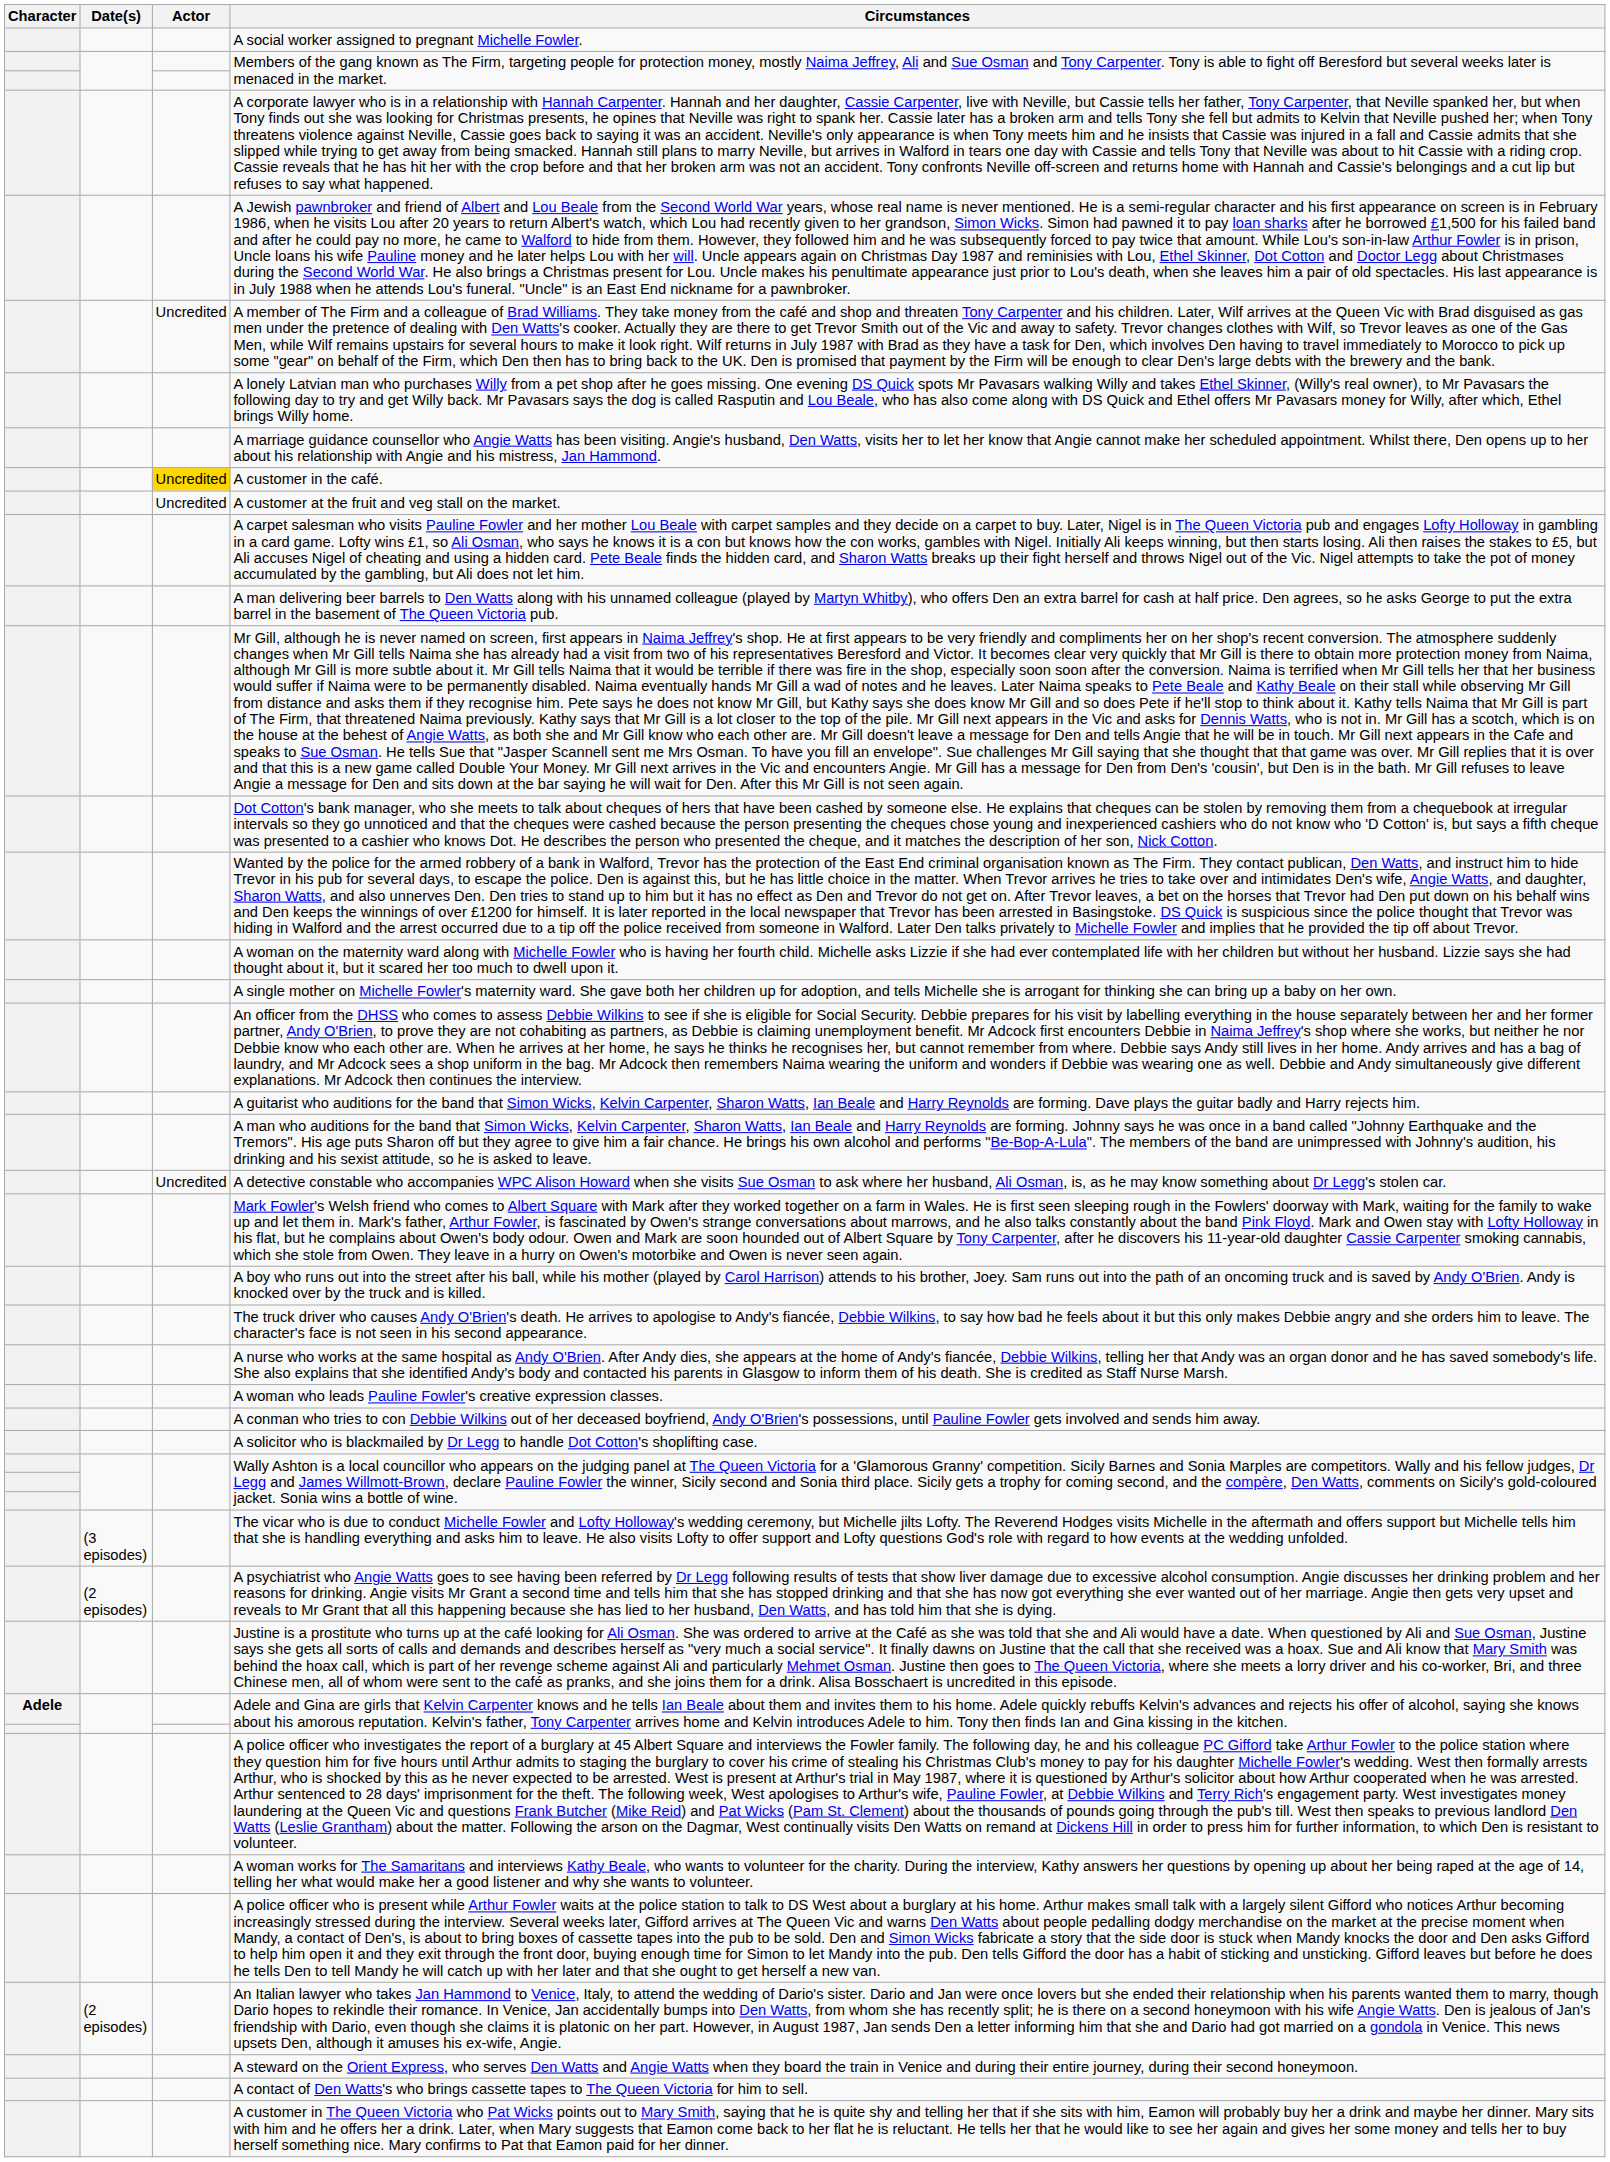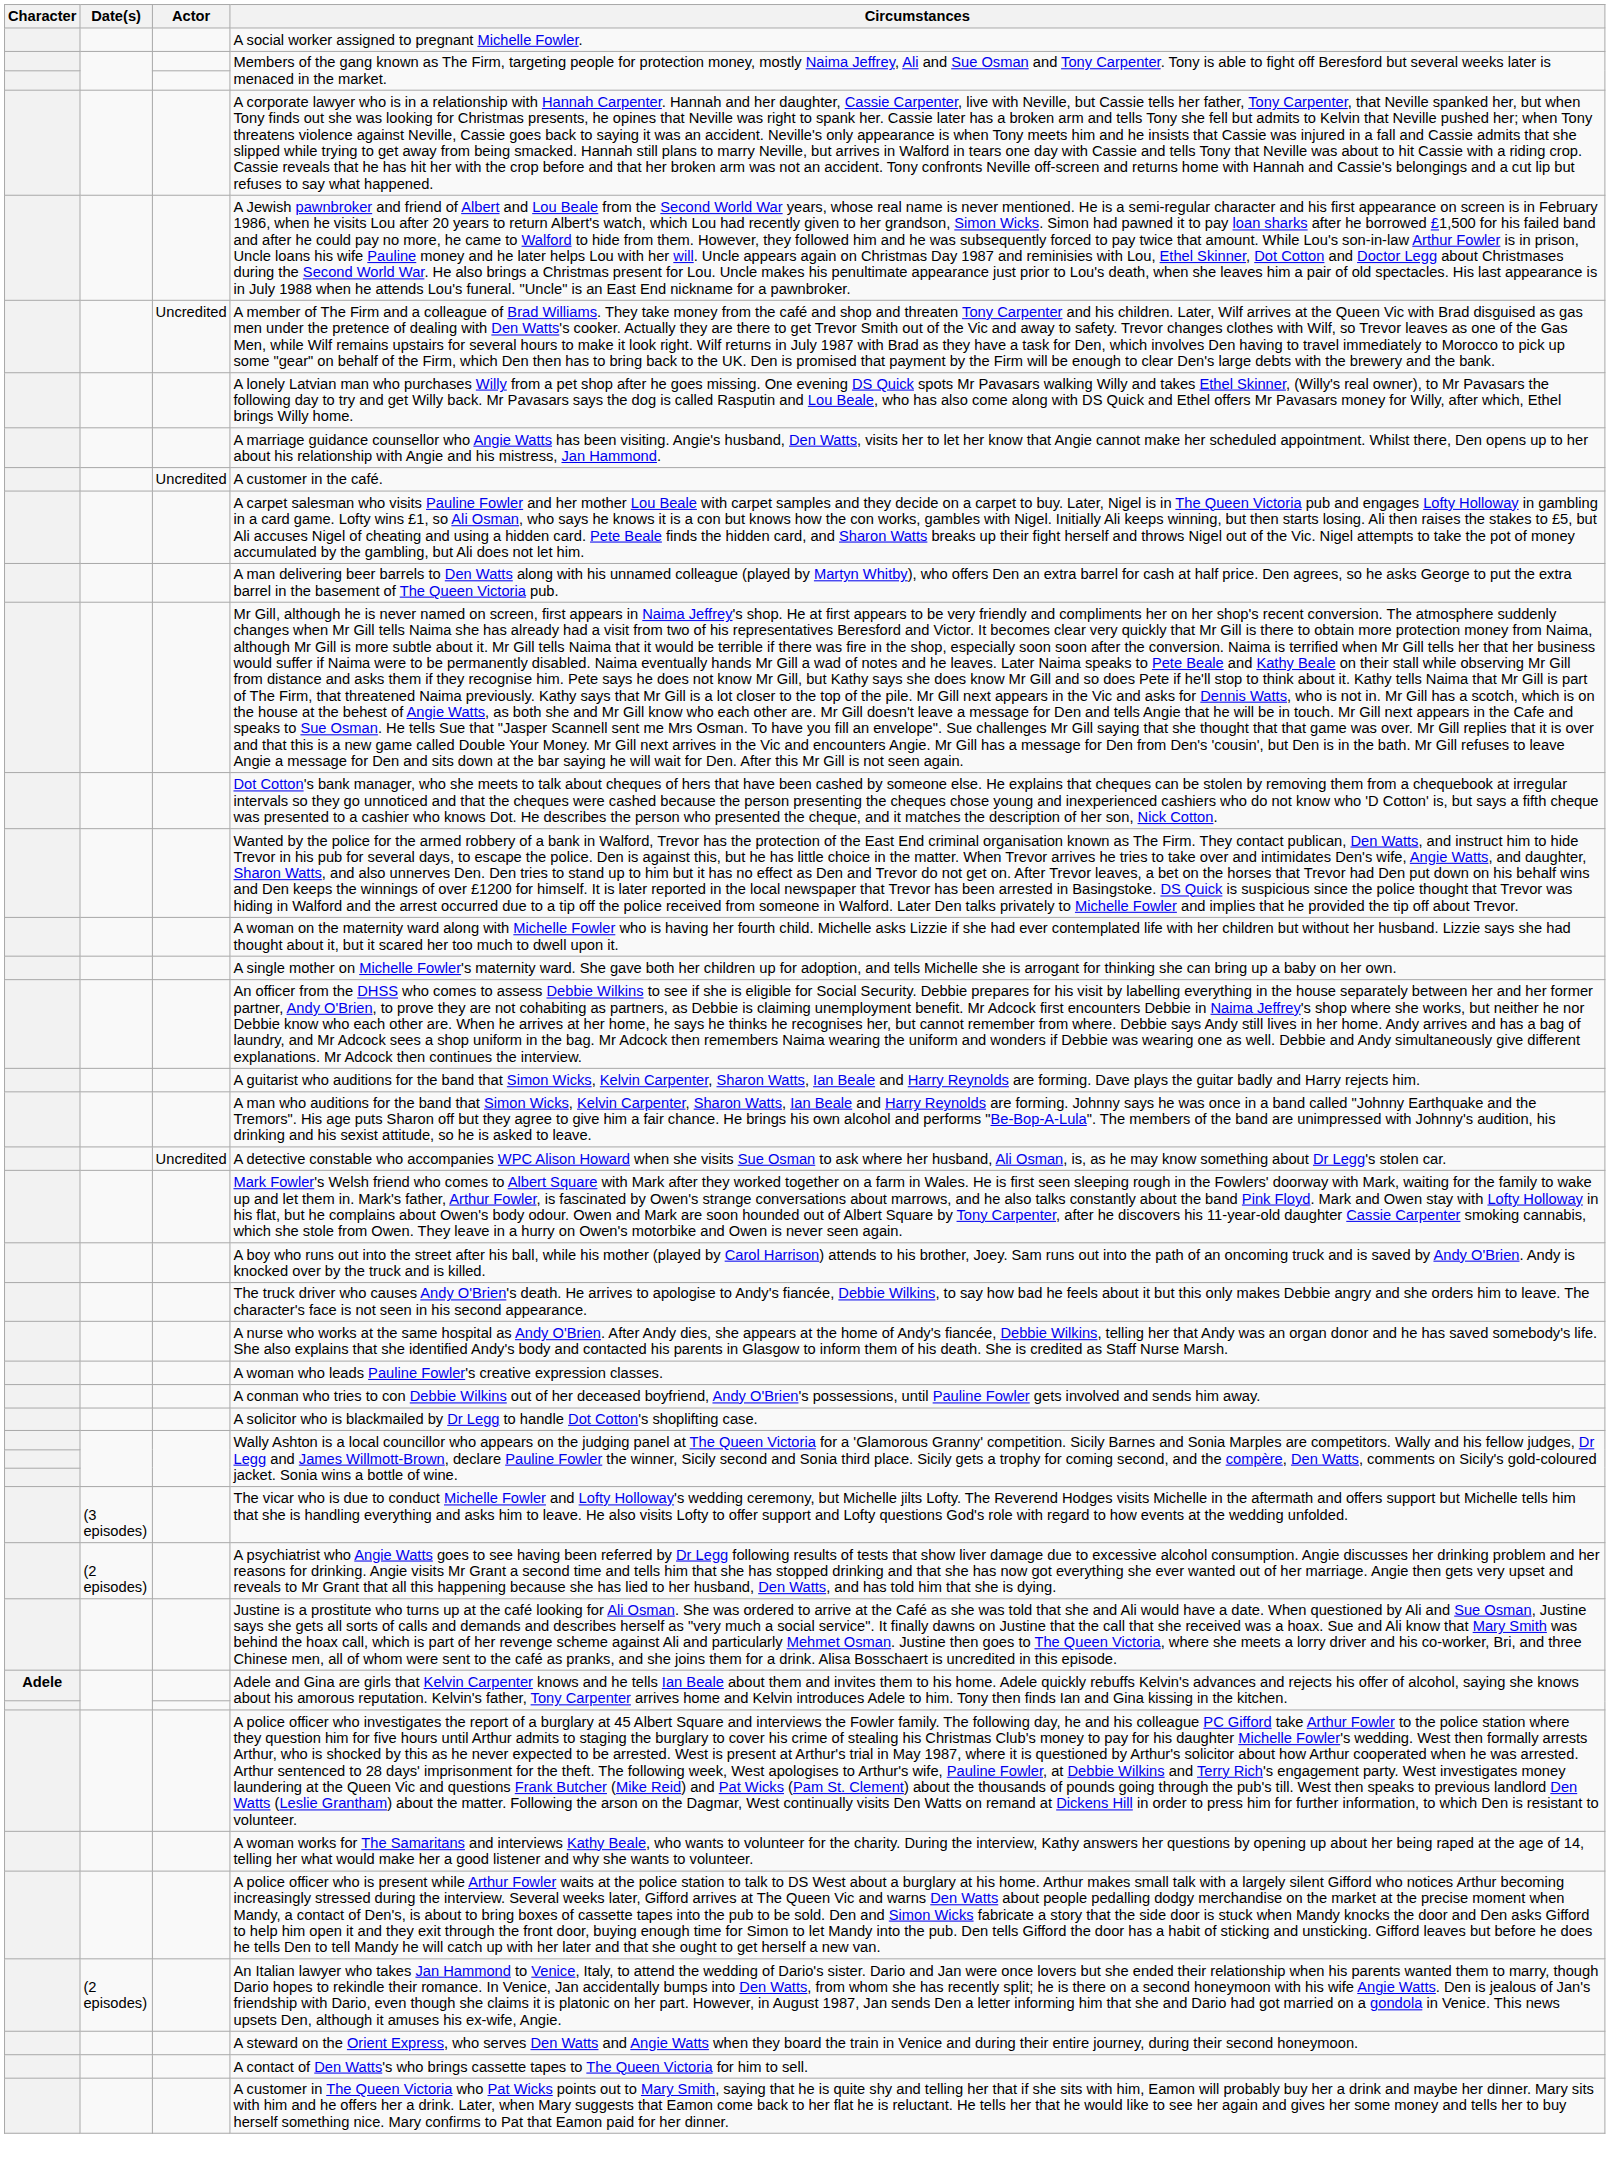(191, 480) gold background -> (191, 480) no background
- row: (42, 503)
